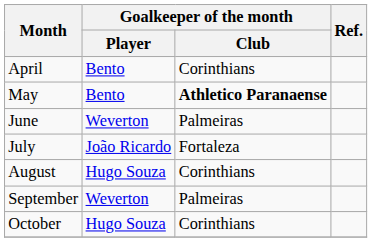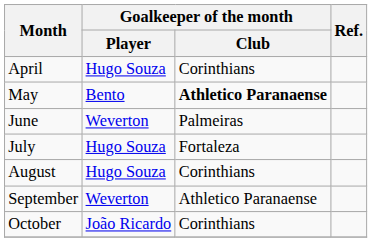(105, 69) Bento -> (126, 69) Hugo Souza
(128, 146) João Ricardo -> (126, 146) Hugo Souza
(211, 198) Palmeiras -> (248, 198) Athletico Paranaense
(126, 224) Hugo Souza -> (128, 224) João Ricardo
